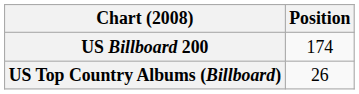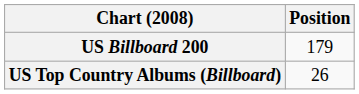(320, 46) 174 -> (320, 46) 179
